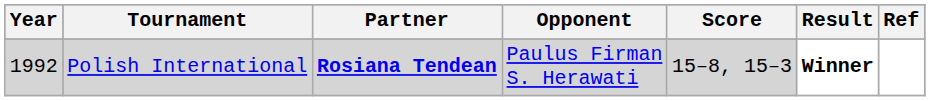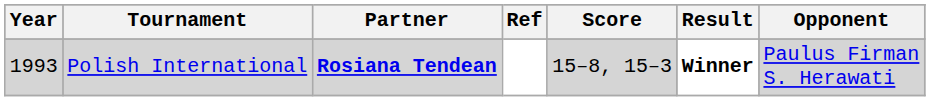columns swapped: (584, 21) <-> (901, 21)
(34, 67) 1992 -> (34, 67) 1993
